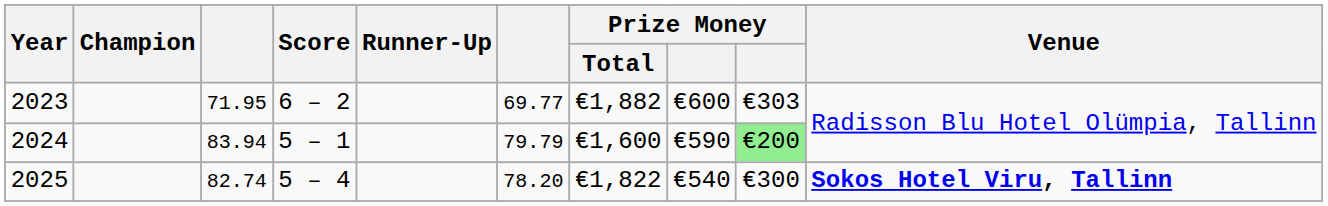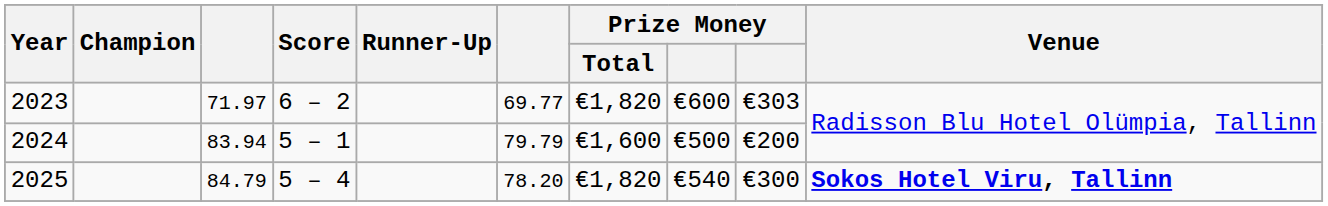(237, 104) 71.95 -> (237, 104) 71.97
(618, 103) €1,882 -> (618, 103) €1,820
(702, 142) €590 -> (702, 142) €500
(771, 142) lightgreen background -> (771, 142) no background
(237, 182) 82.74 -> (237, 182) 84.79
(618, 181) €1,822 -> (618, 181) €1,820
